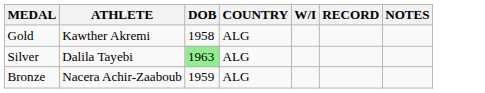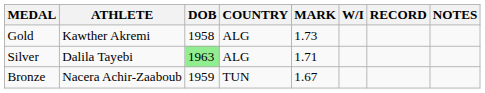+ column: (315, 14)
(236, 77) ALG -> (236, 77) TUN
